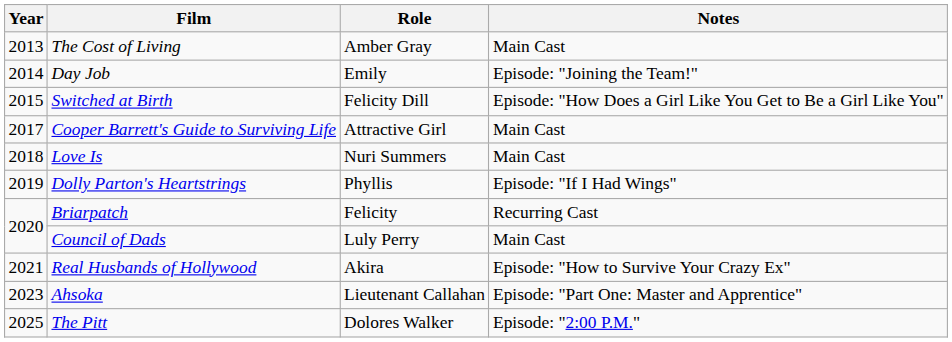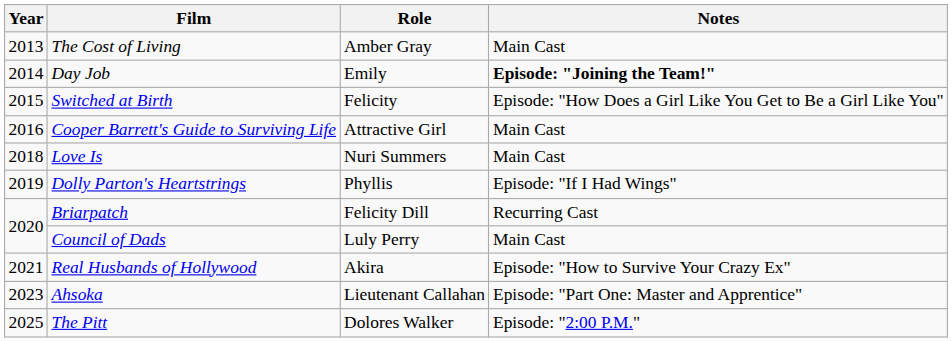(595, 73) normal -> (604, 73) bold
(386, 101) Felicity Dill -> (371, 101) Felicity
(26, 128) 2017 -> (26, 128) 2016
(371, 211) Felicity -> (386, 211) Felicity Dill
